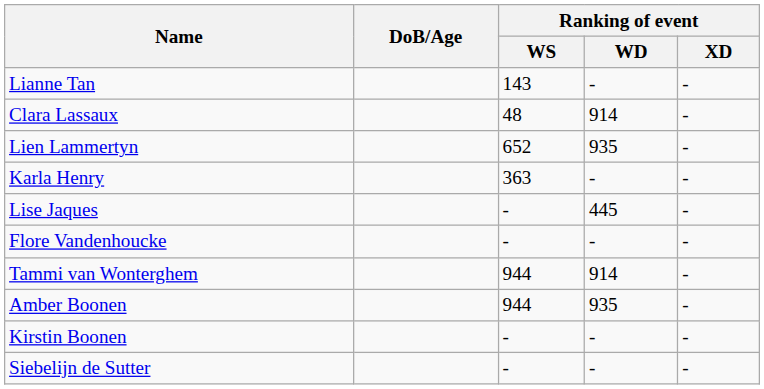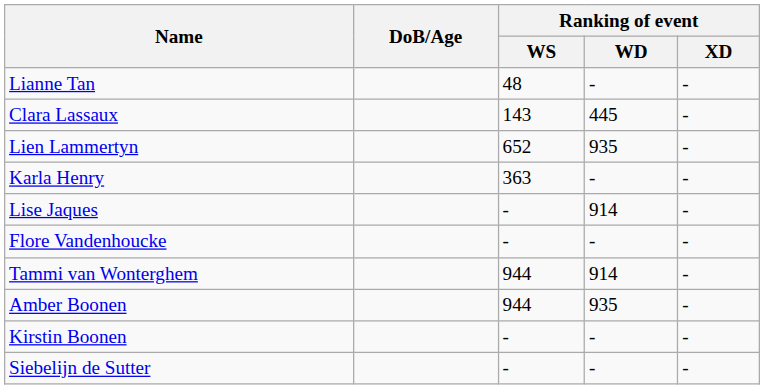(517, 83) 143 -> (512, 83) 48
(512, 115) 48 -> (517, 115) 143
(603, 115) 914 -> (603, 115) 445
(603, 209) 445 -> (603, 209) 914
